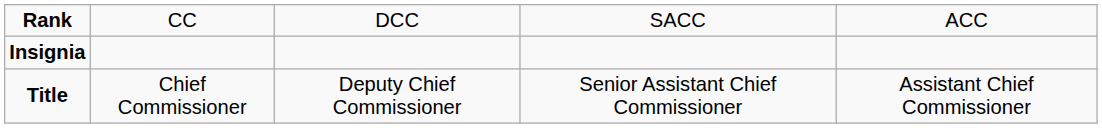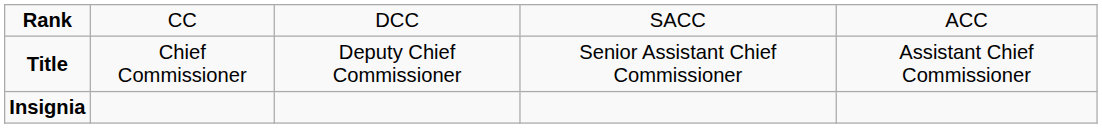rows swapped: (47, 52) <-> (47, 95)
